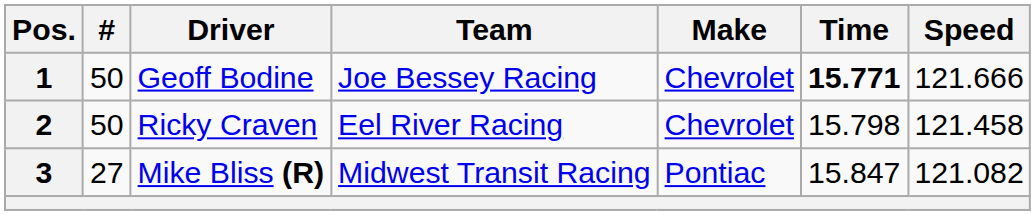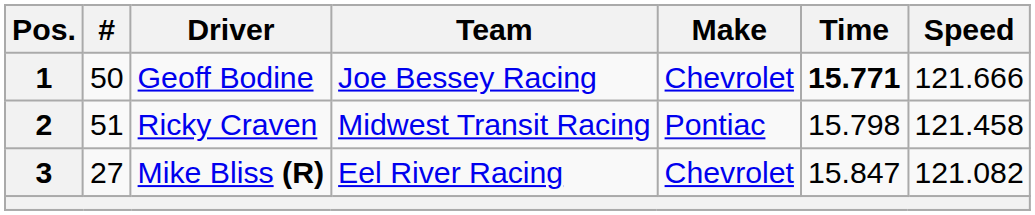(107, 125) 50 -> (107, 125) 51
(451, 125) Eel River Racing -> (494, 125) Midwest Transit Racing
(729, 125) Chevrolet -> (715, 125) Pontiac
(494, 173) Midwest Transit Racing -> (451, 173) Eel River Racing
(715, 173) Pontiac -> (729, 173) Chevrolet
